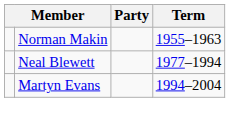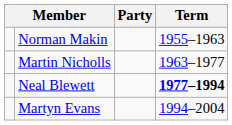+ row: (64, 62)
(188, 62) normal -> (192, 85) bold
